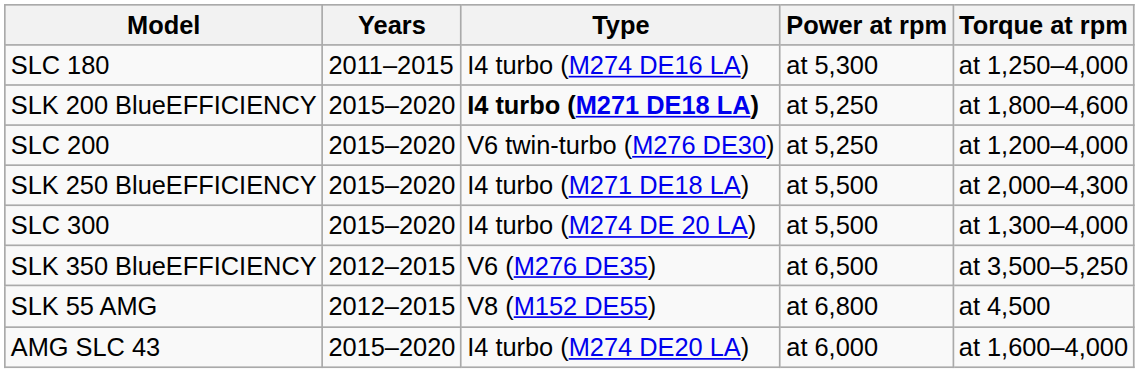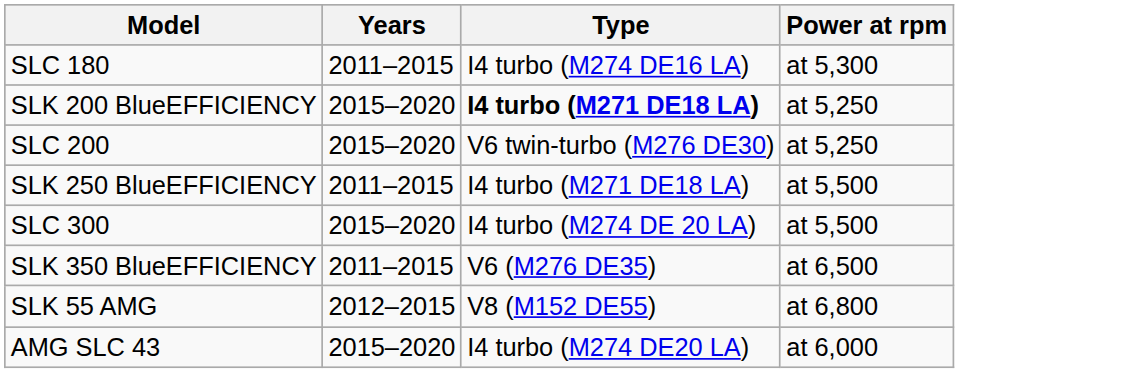- column: (1043, 25)
(392, 186) 2015–2020 -> (391, 186) 2011–2015
(392, 266) 2012–2015 -> (391, 266) 2011–2015
